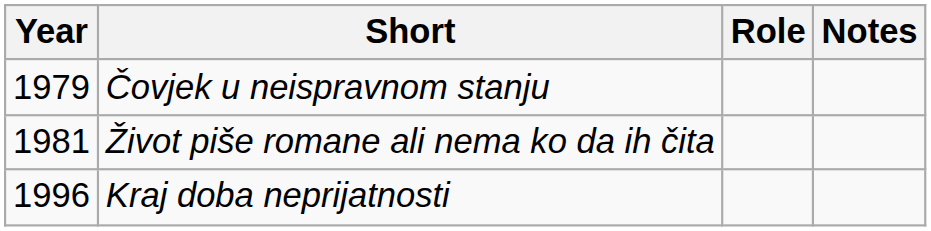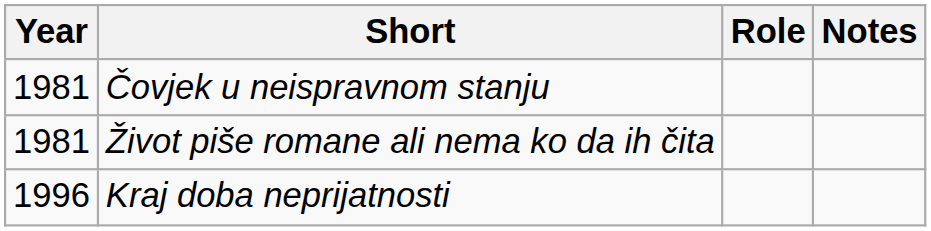(51, 86) 1979 -> (51, 86) 1981
